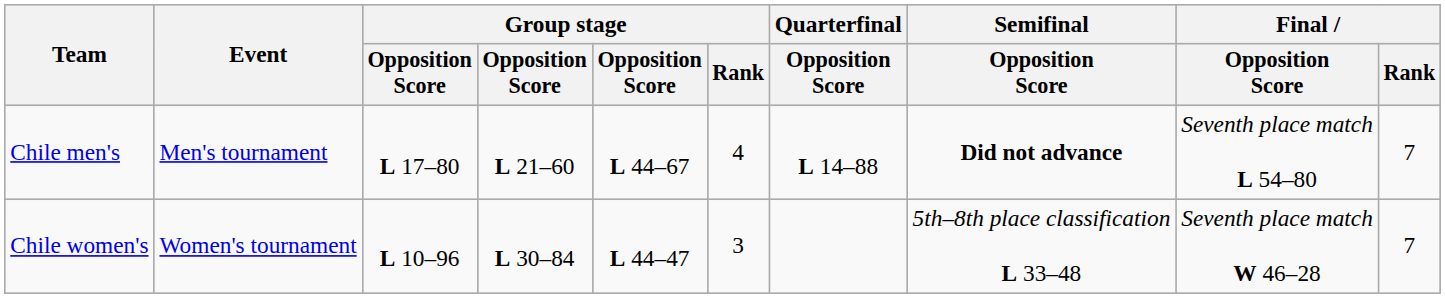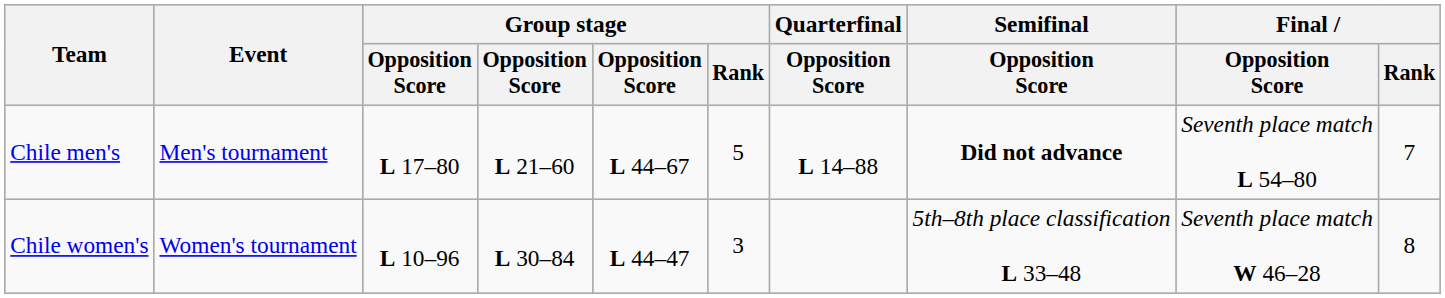(738, 152) 4 -> (738, 152) 5
(1409, 246) 7 -> (1409, 246) 8
